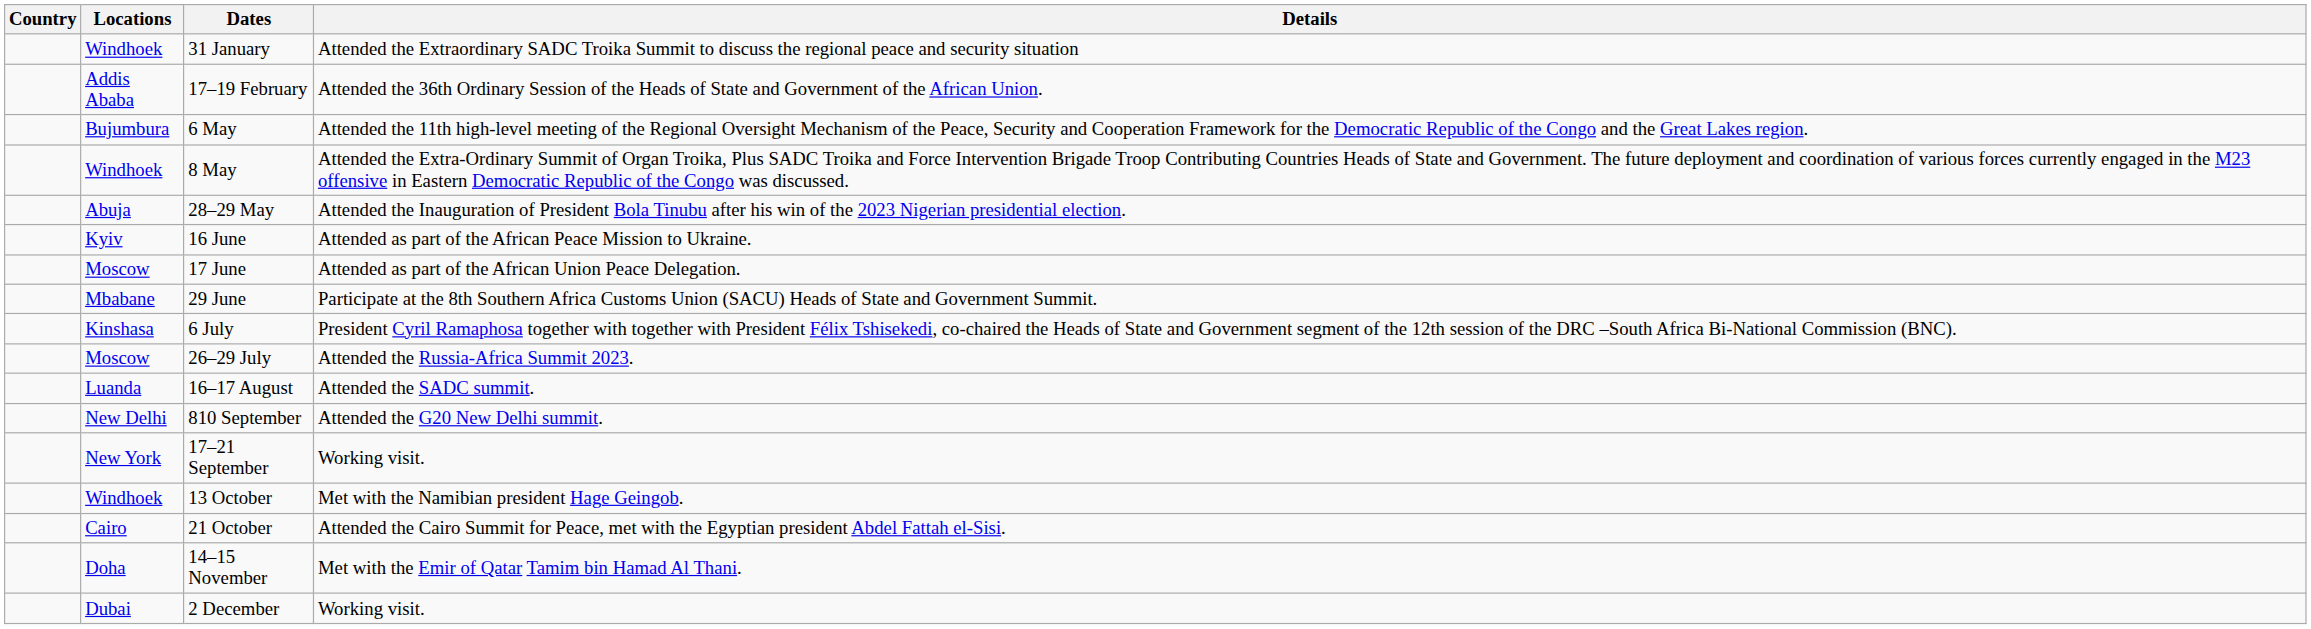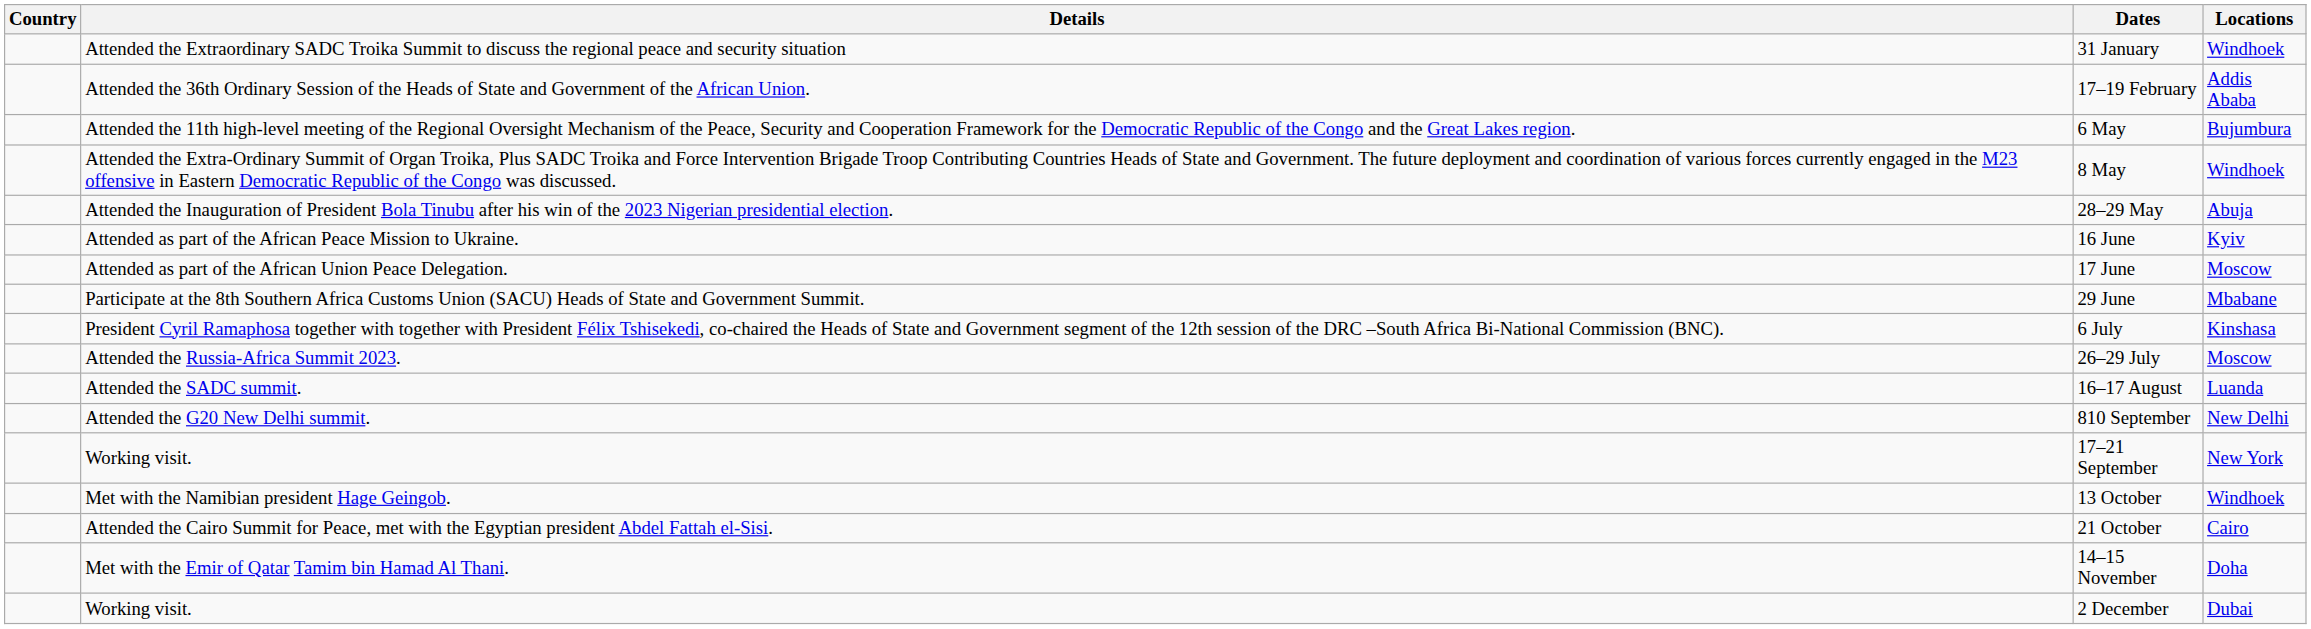columns swapped: (132, 19) <-> (1310, 19)
